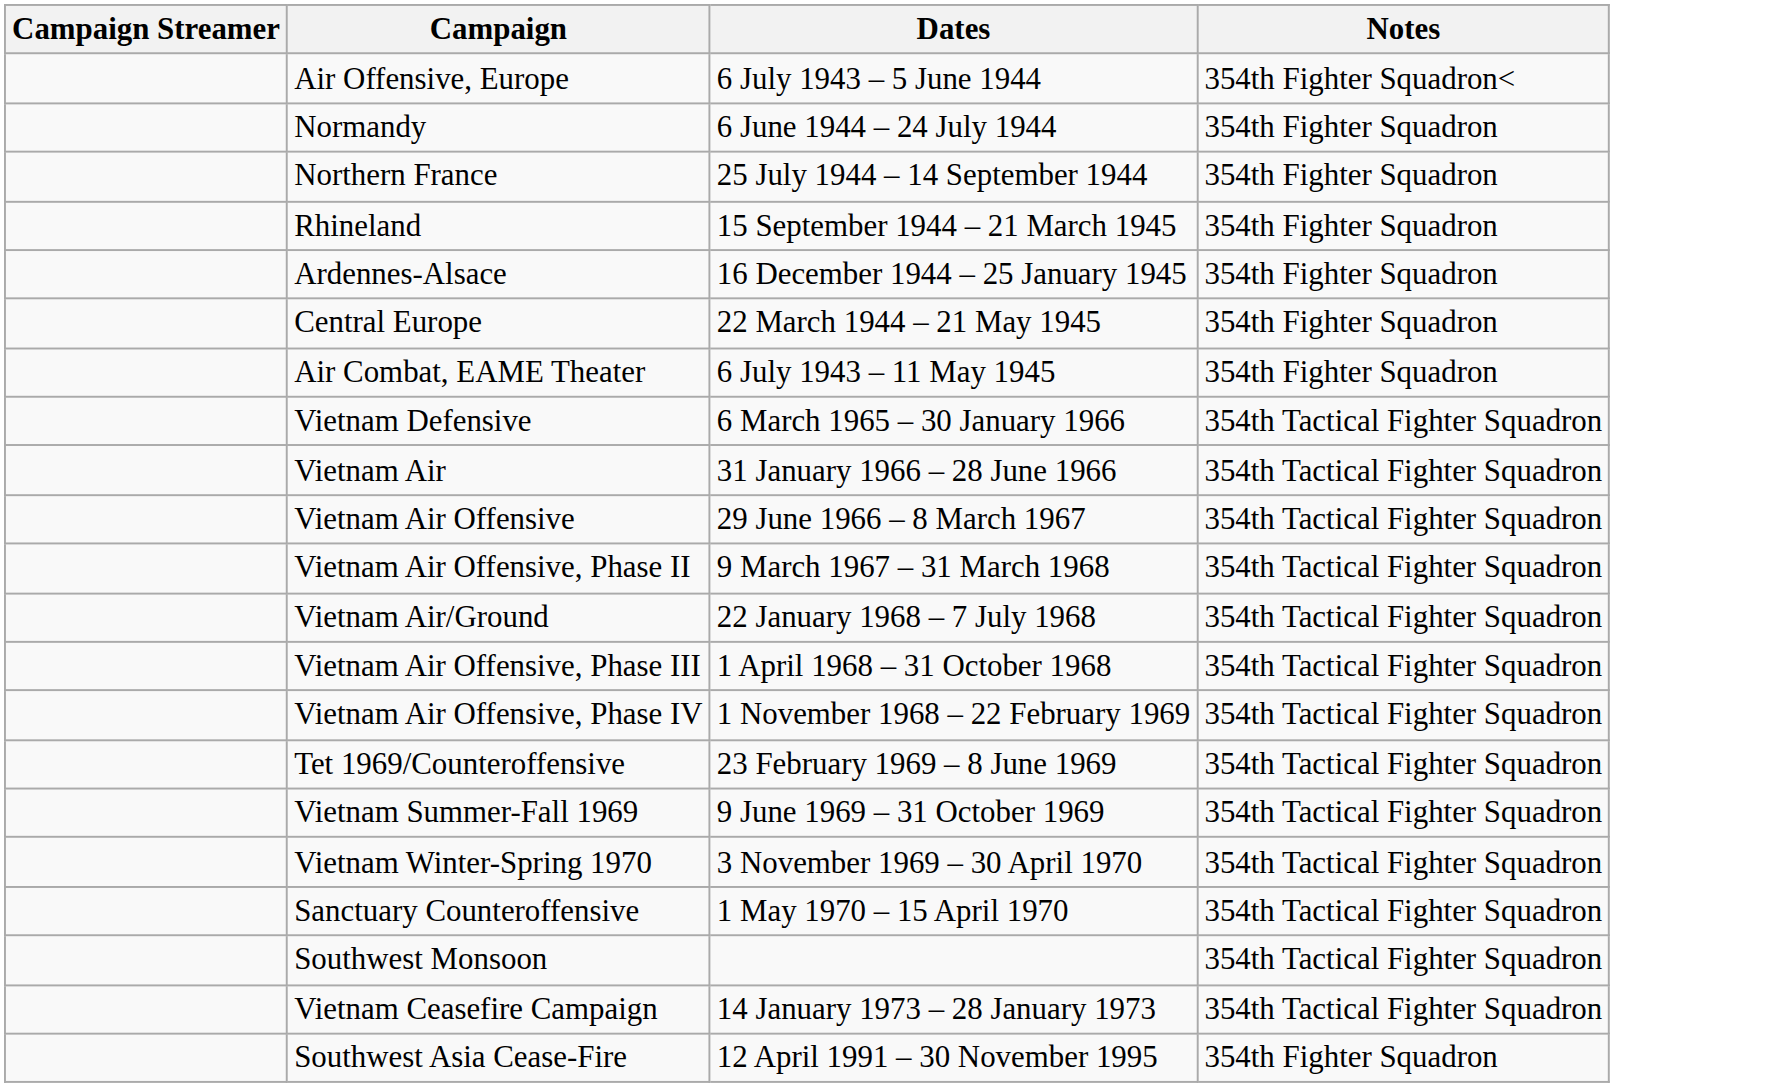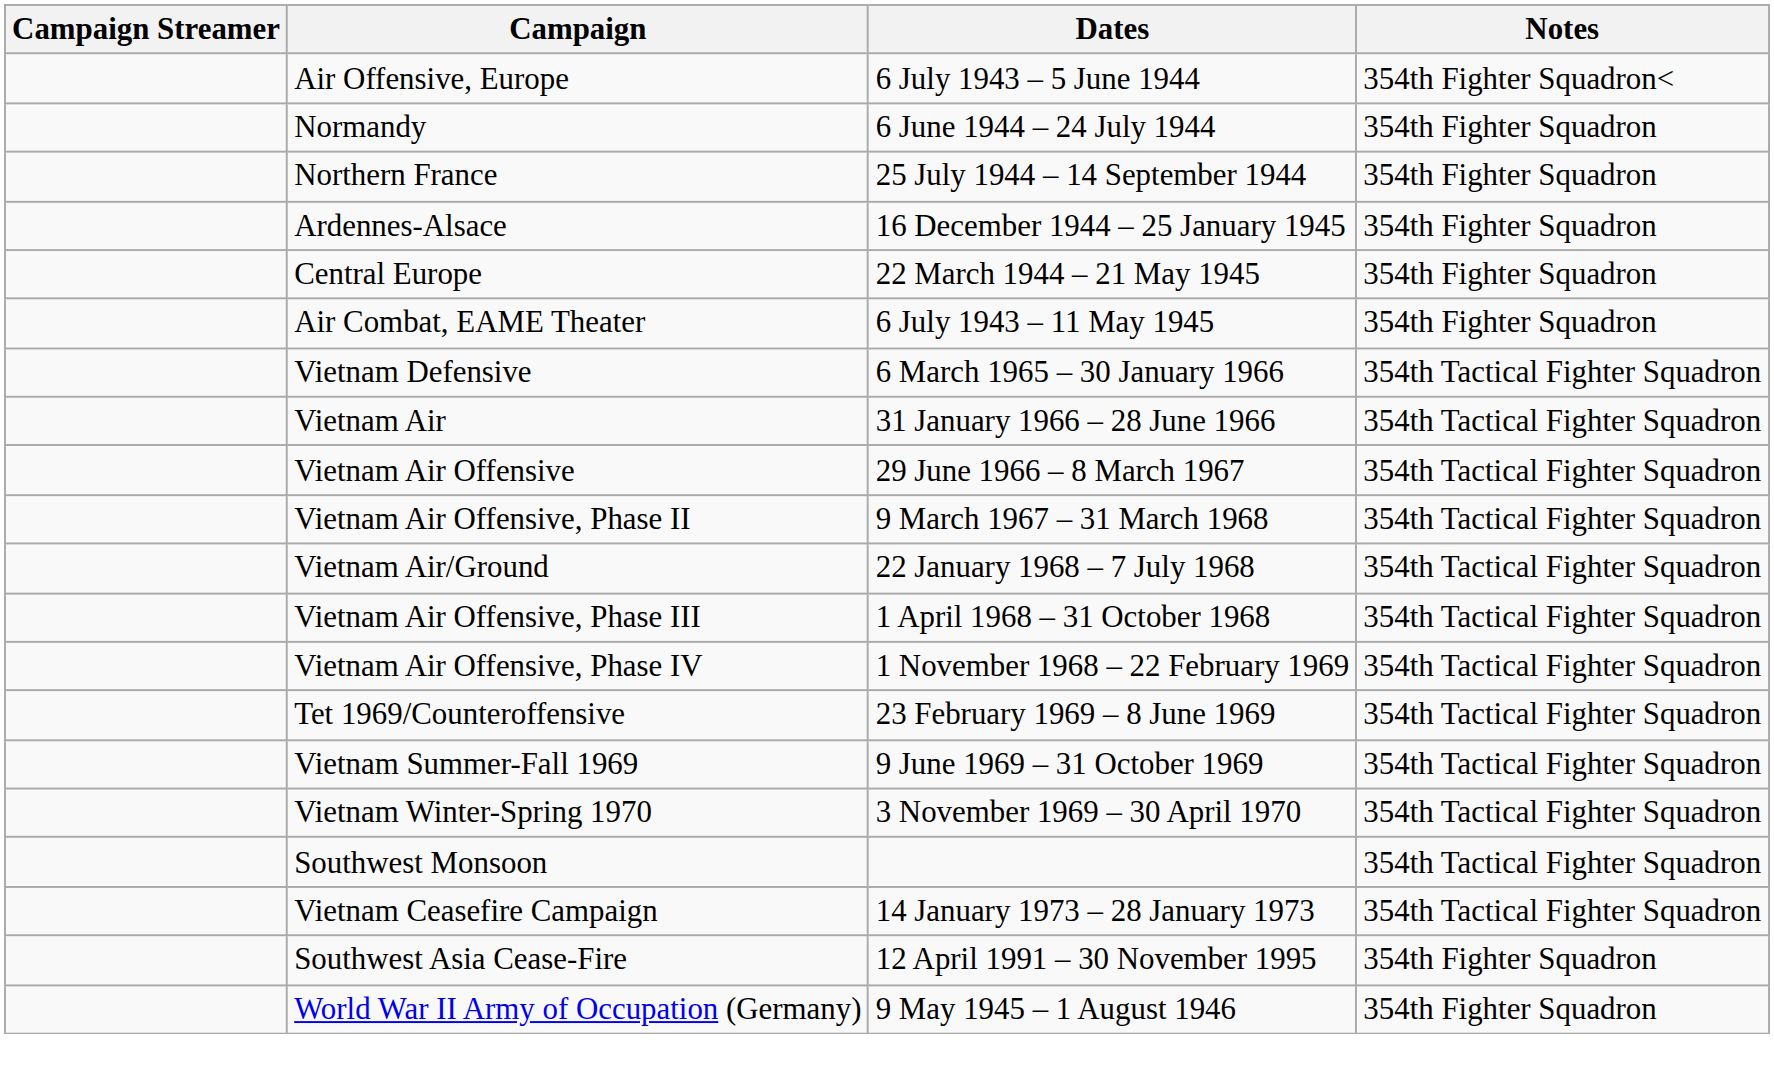- row: (358, 224)
- row: (467, 910)
+ row: (578, 1008)
